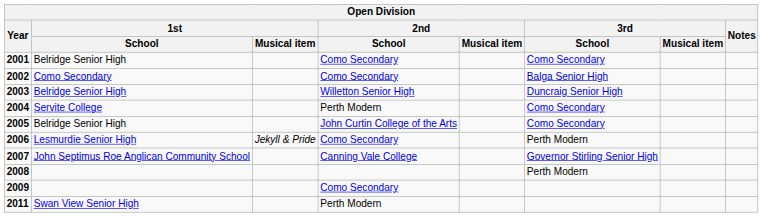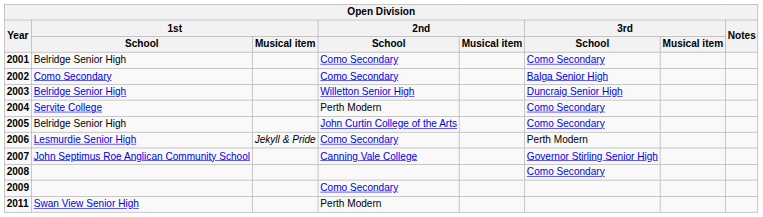(557, 172) Perth Modern -> (566, 172) Como Secondary
